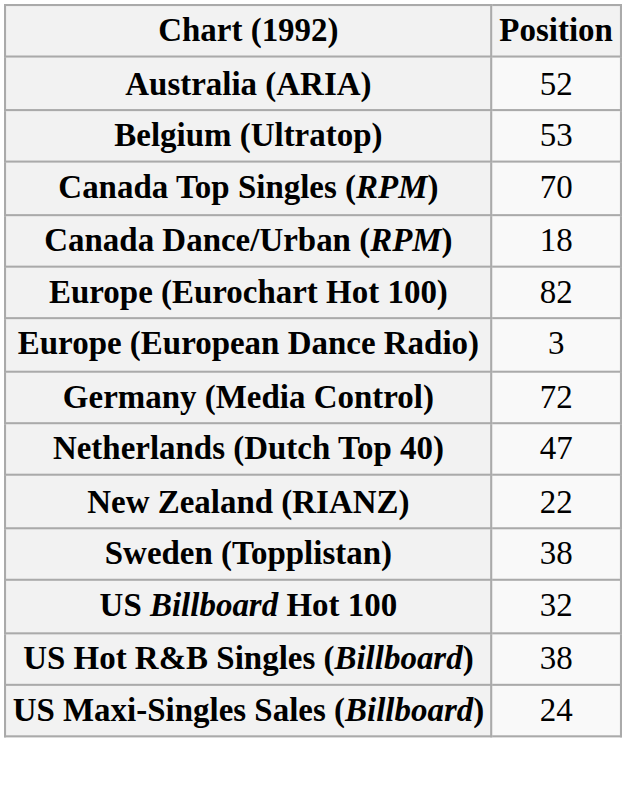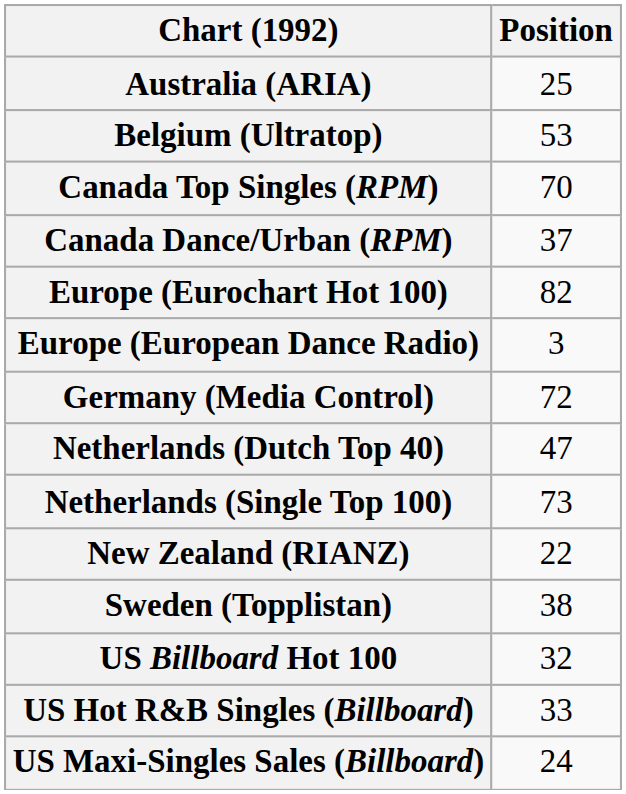(556, 82) 52 -> (556, 82) 25
(556, 239) 18 -> (556, 239) 37
+ row: (248, 501)
(556, 657) 38 -> (556, 710) 33
